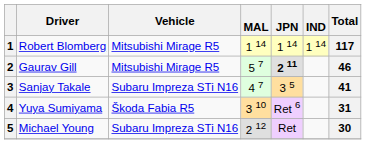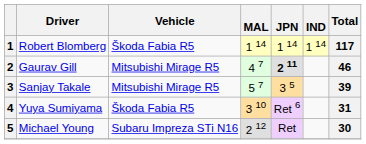(165, 46) Mitsubishi Mirage R5 -> (153, 46) Škoda Fabia R5
(256, 67) 5 7 -> (256, 67) 4 7
(175, 87) Subaru Impreza STi N16 -> (165, 87) Mitsubishi Mirage R5
(256, 87) 4 7 -> (256, 87) 5 7
(345, 87) 41 -> (345, 87) 39
